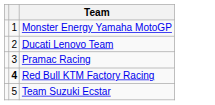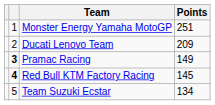+ column: (192, 12)
(14, 59) normal -> (14, 59) bold
